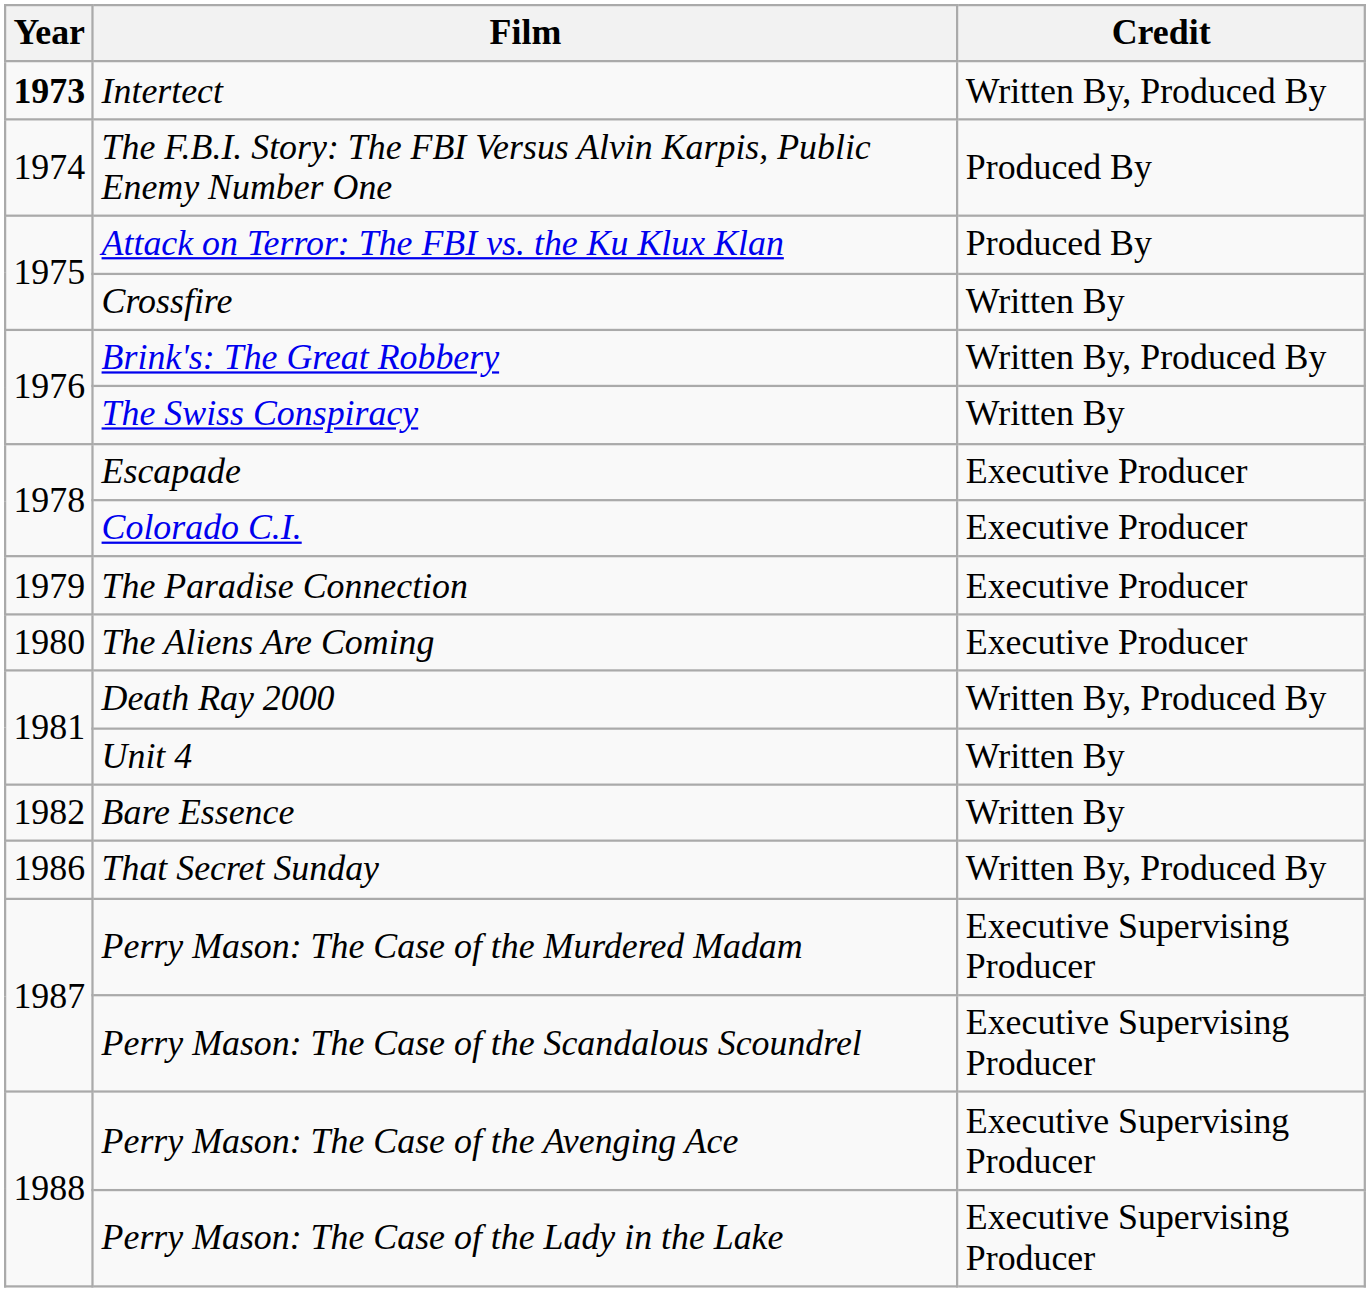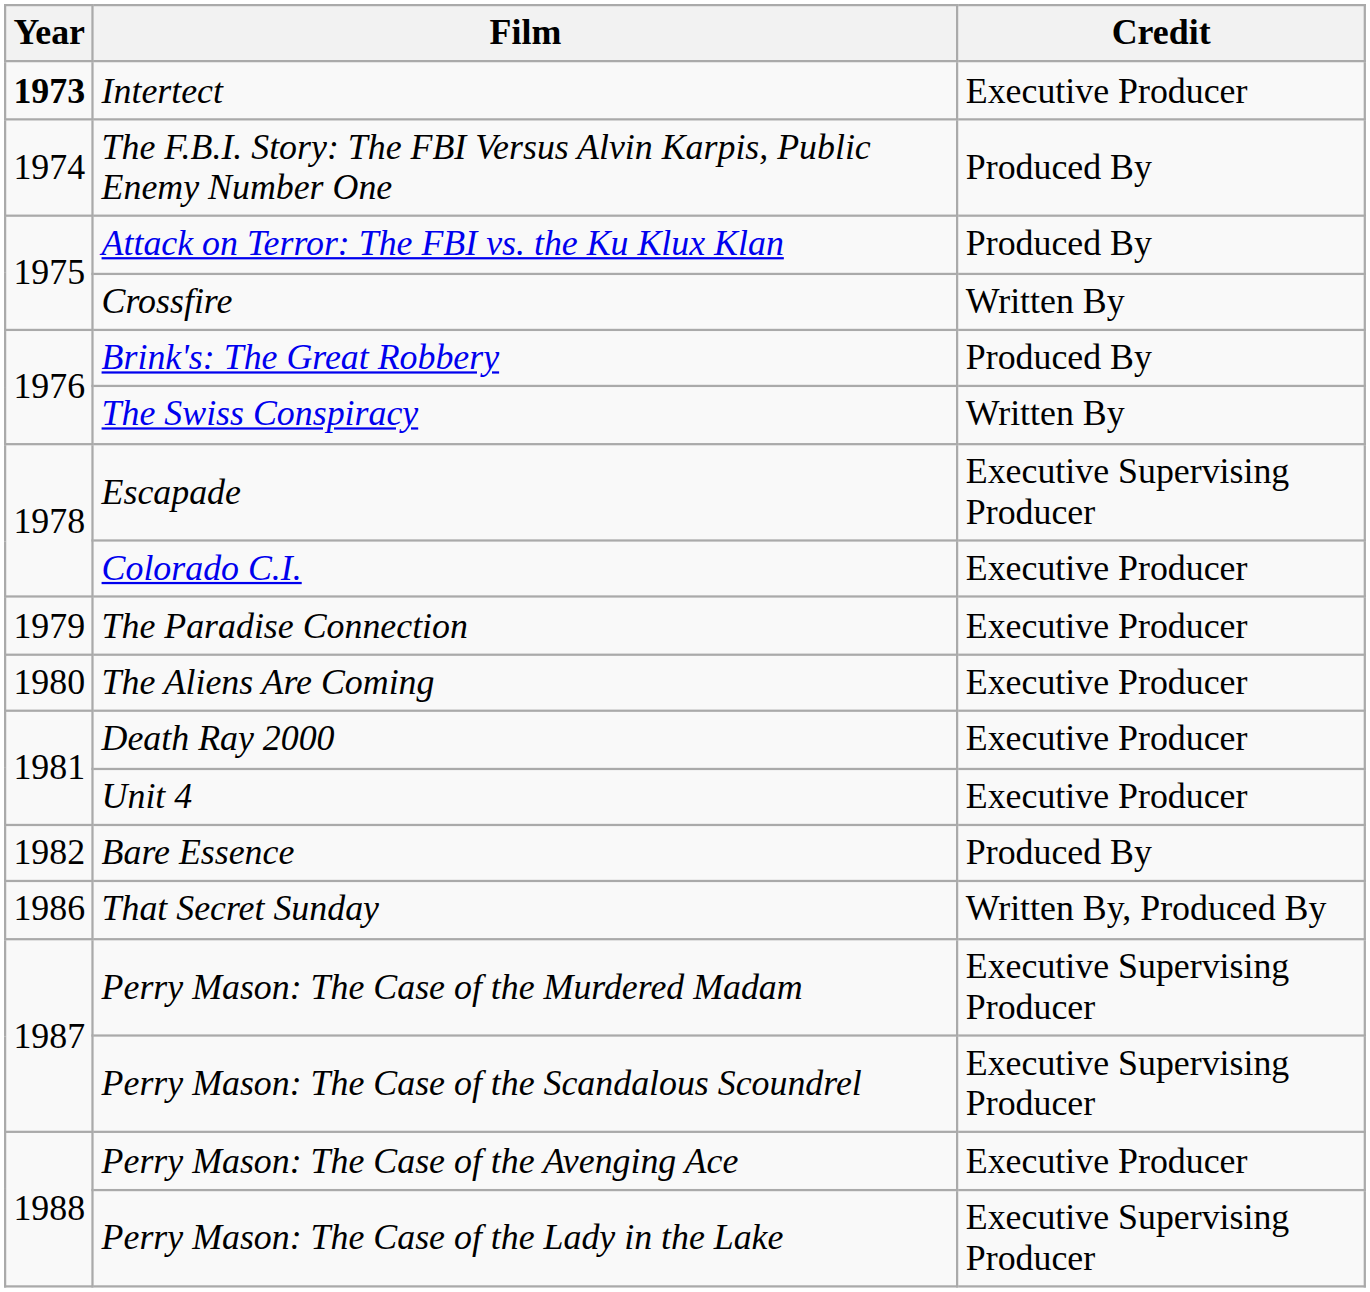(1146, 89) Written By, Produced By -> (1107, 89) Executive Producer
(1146, 357) Written By, Produced By -> (1059, 357) Produced By
(1107, 471) Executive Producer -> (1128, 491) Executive Supervising Producer
(1146, 698) Written By, Produced By -> (1107, 738) Executive Producer
(1045, 755) Written By -> (1107, 795) Executive Producer
(1045, 812) Written By -> (1059, 852) Produced By
(1128, 1140) Executive Supervising Producer -> (1107, 1160) Executive Producer
